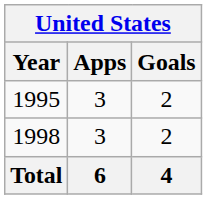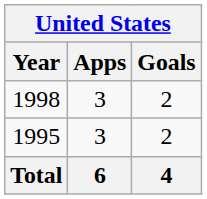rows swapped: (36, 99) <-> (36, 136)
